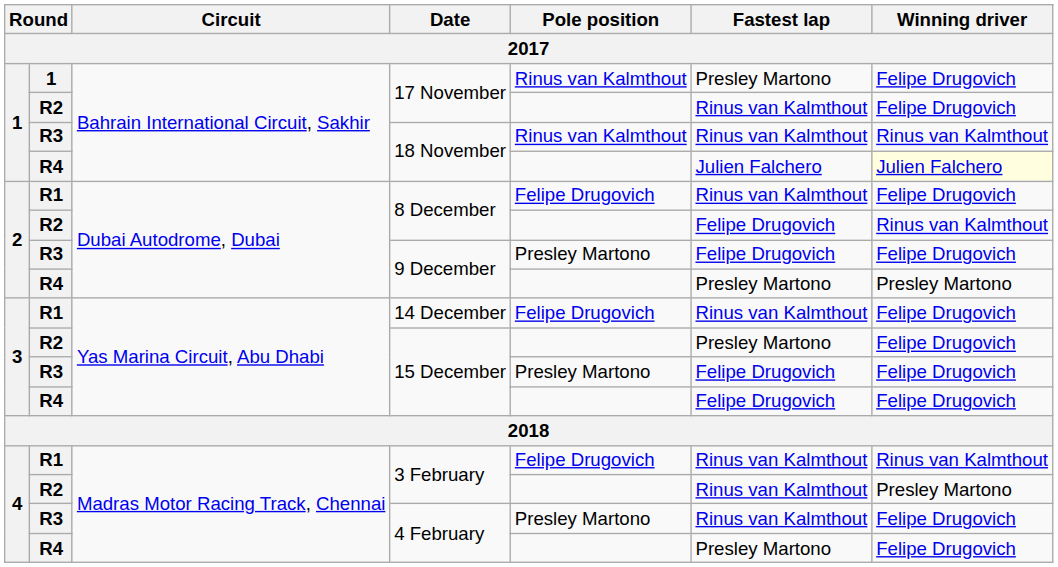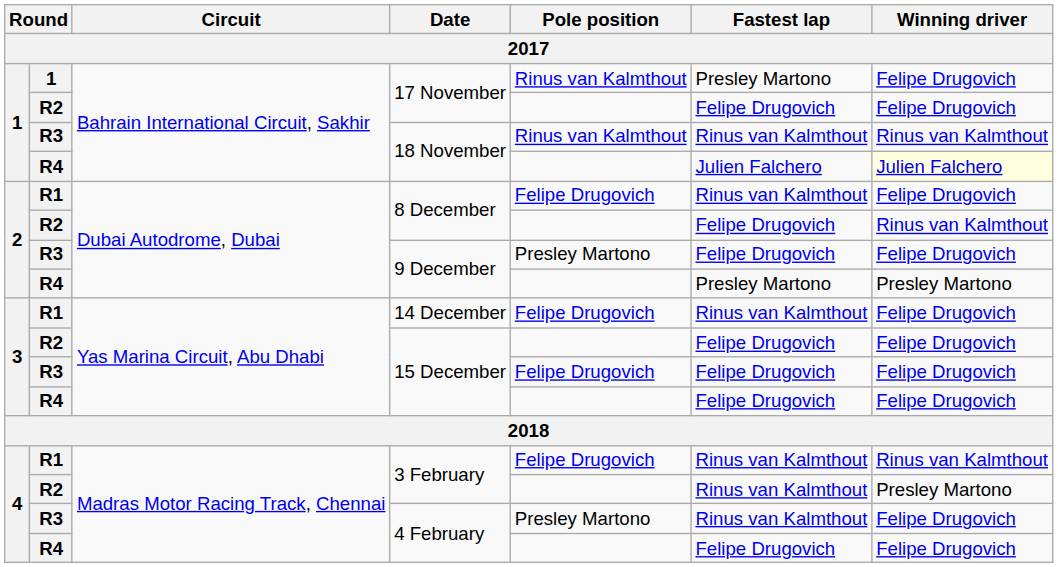(781, 107) Rinus van Kalmthout -> (765, 107) Felipe Drugovich
(763, 342) Presley Martono -> (765, 342) Felipe Drugovich
(583, 371) Presley Martono -> (585, 371) Felipe Drugovich
(763, 548) Presley Martono -> (765, 548) Felipe Drugovich
